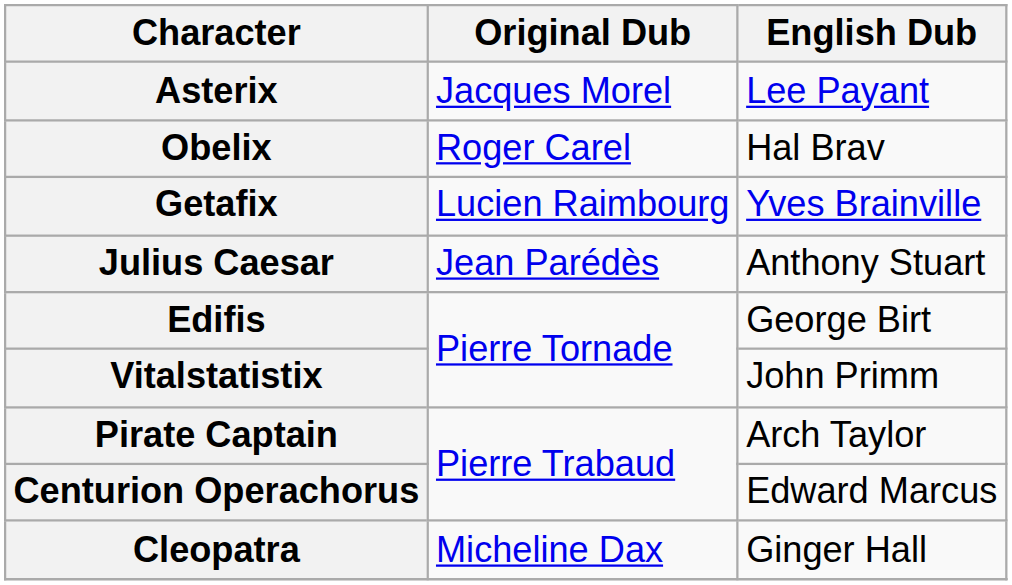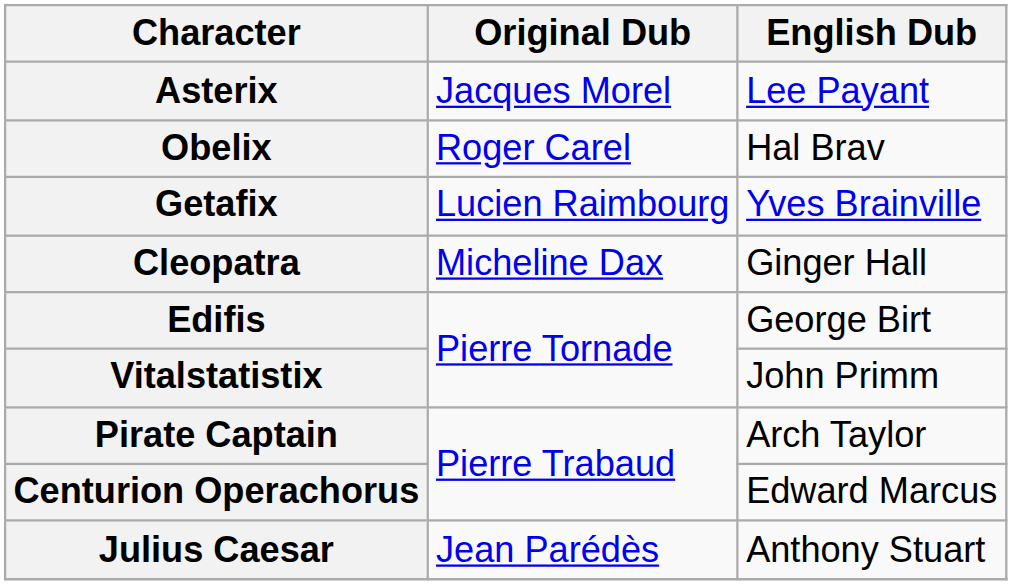rows swapped: (216, 262) <-> (216, 549)
